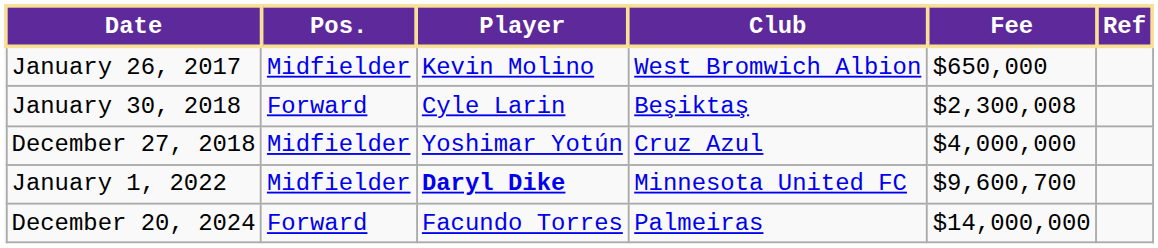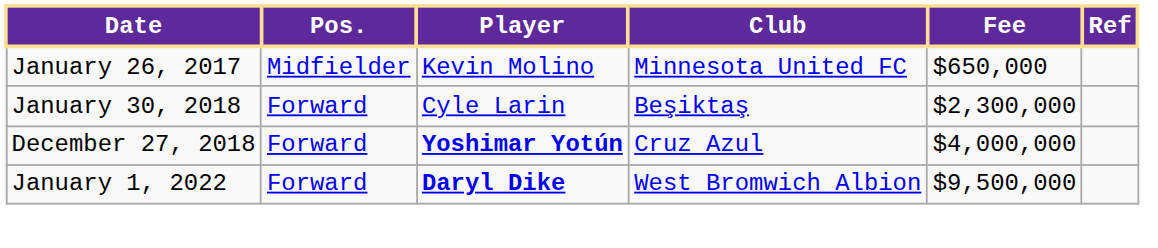(778, 67) West Bromwich Albion -> (771, 67) Minnesota United FC
(1004, 106) $2,300,008 -> (1004, 106) $2,300,000
(339, 145) Midfielder -> (317, 145) Forward
(522, 145) normal -> (522, 145) bold
(339, 184) Midfielder -> (317, 184) Forward
(771, 184) Minnesota United FC -> (778, 184) West Bromwich Albion
(1004, 184) $9,600,700 -> (1004, 184) $9,500,000
- row: (134, 223)
